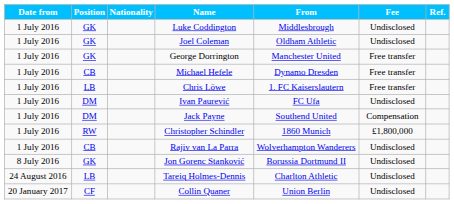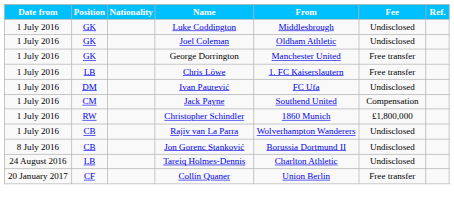- row: (204, 72)
(89, 117) DM -> (89, 102) CM
(89, 161) GK -> (89, 147) CB
(392, 191) Undisclosed -> (392, 176) Free transfer
